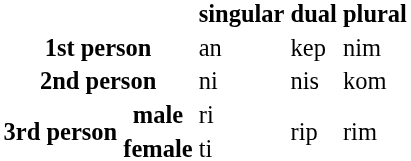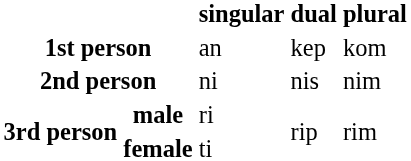(362, 47) nim -> (365, 47) kom
(365, 81) kom -> (362, 81) nim
